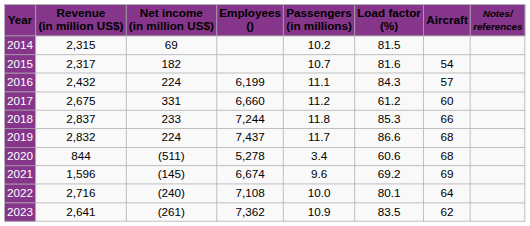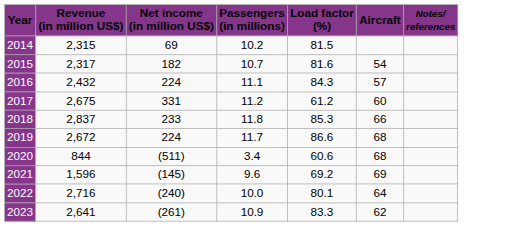- column: (250, 20)
(81, 138) 2,832 -> (81, 138) 2,672
(389, 212) 83.5 -> (322, 212) 83.3
